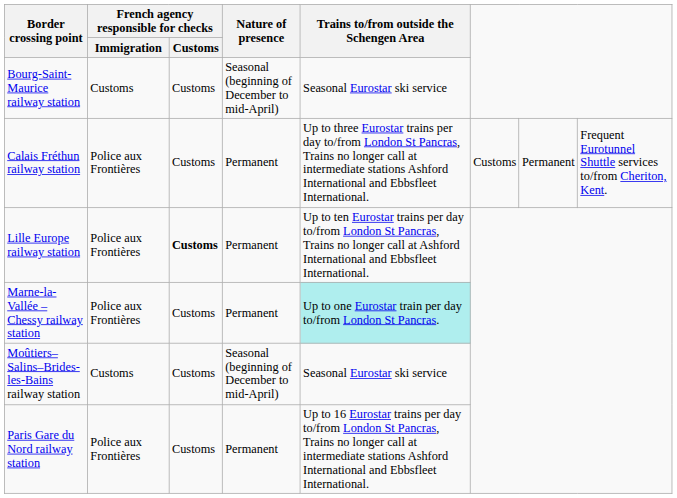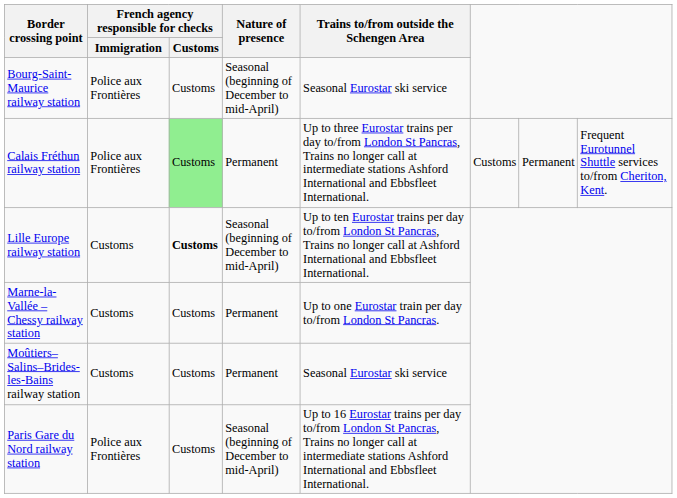(112, 87) Customs -> (116, 87) Police aux Frontières
(194, 162) no background -> (194, 162) lightgreen background
(116, 244) Police aux Frontières -> (112, 244) Customs
(252, 244) Permanent -> (259, 244) Seasonal (beginning of December to mid-April)
(116, 312) Police aux Frontières -> (112, 312) Customs
(382, 312) paleturquoise background -> (382, 312) no background
(259, 374) Seasonal (beginning of December to mid-April) -> (252, 374) Permanent
(252, 449) Permanent -> (259, 449) Seasonal (beginning of December to mid-April)
